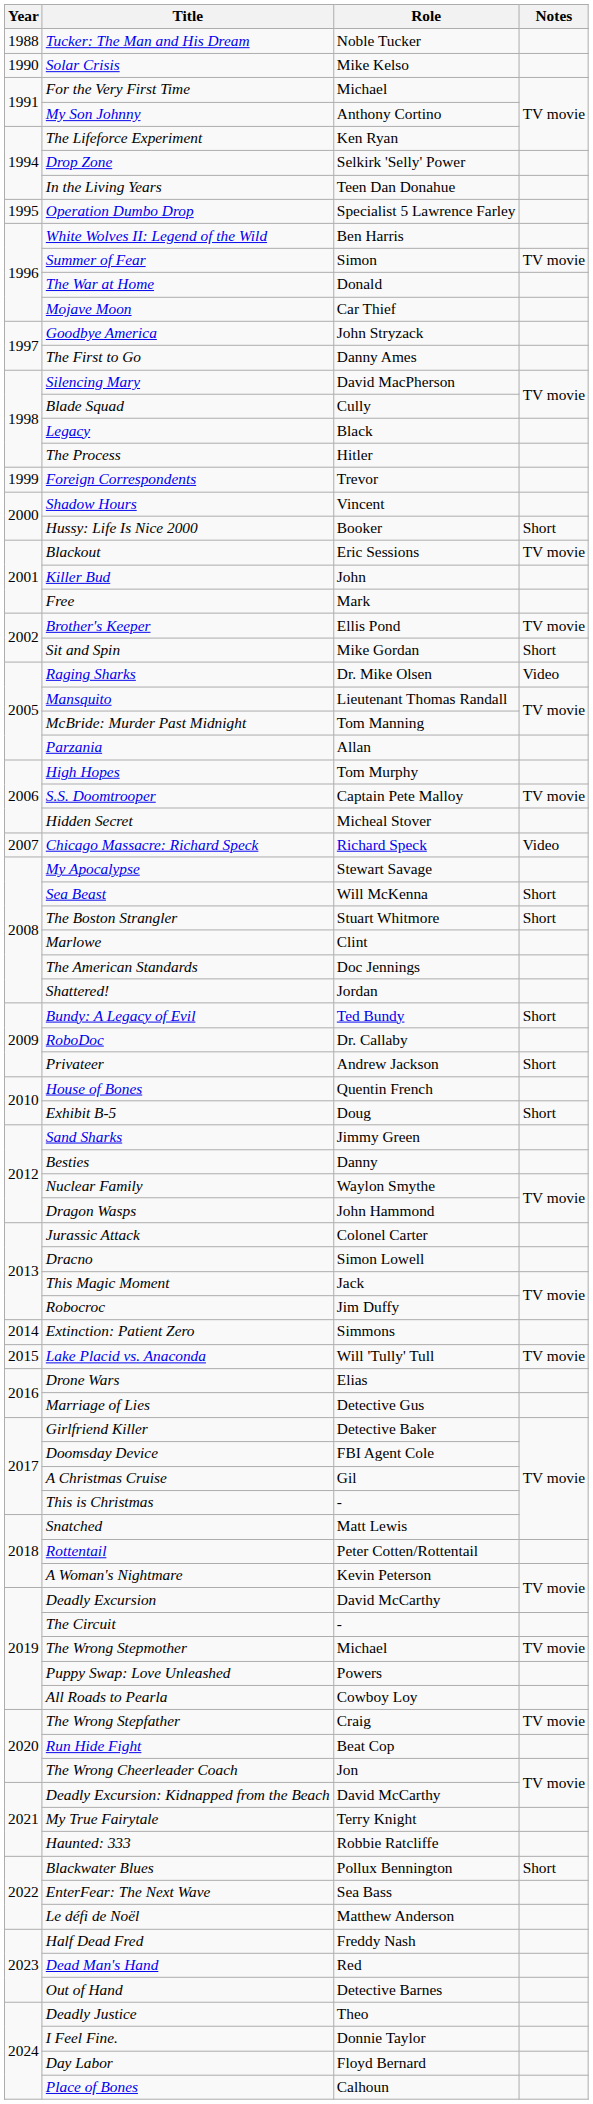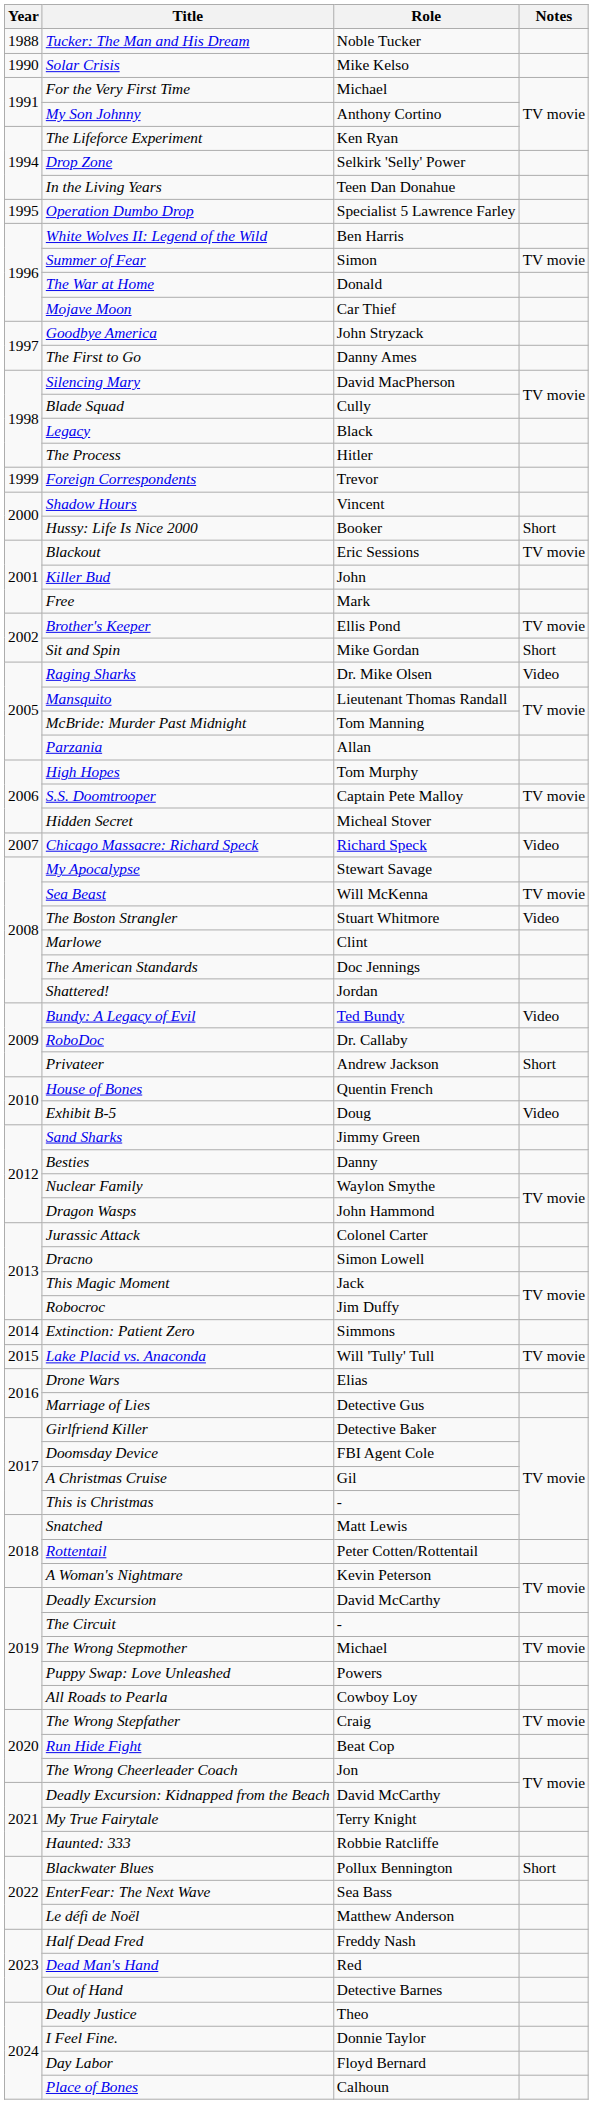(539, 893) Short -> (554, 893) TV movie
(539, 917) Short -> (541, 917) Video
(539, 1015) Short -> (541, 1015) Video
(539, 1112) Short -> (541, 1112) Video
